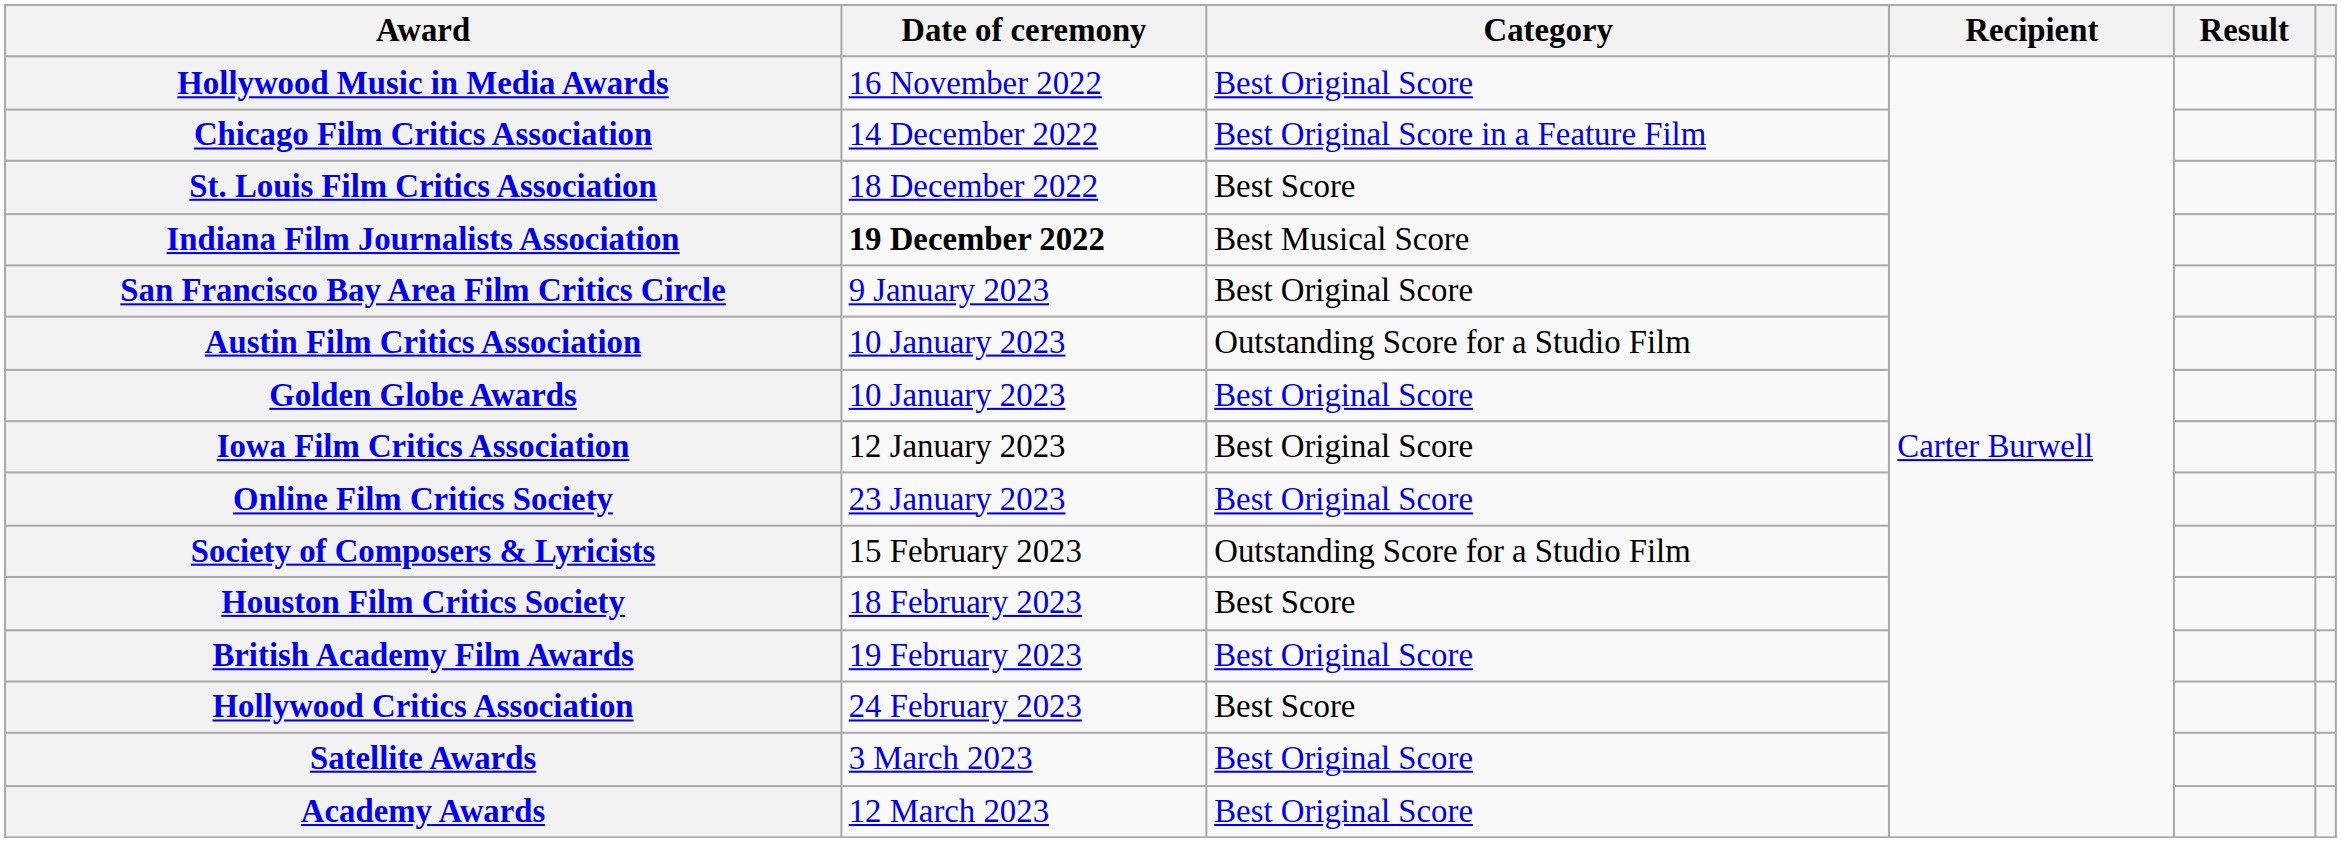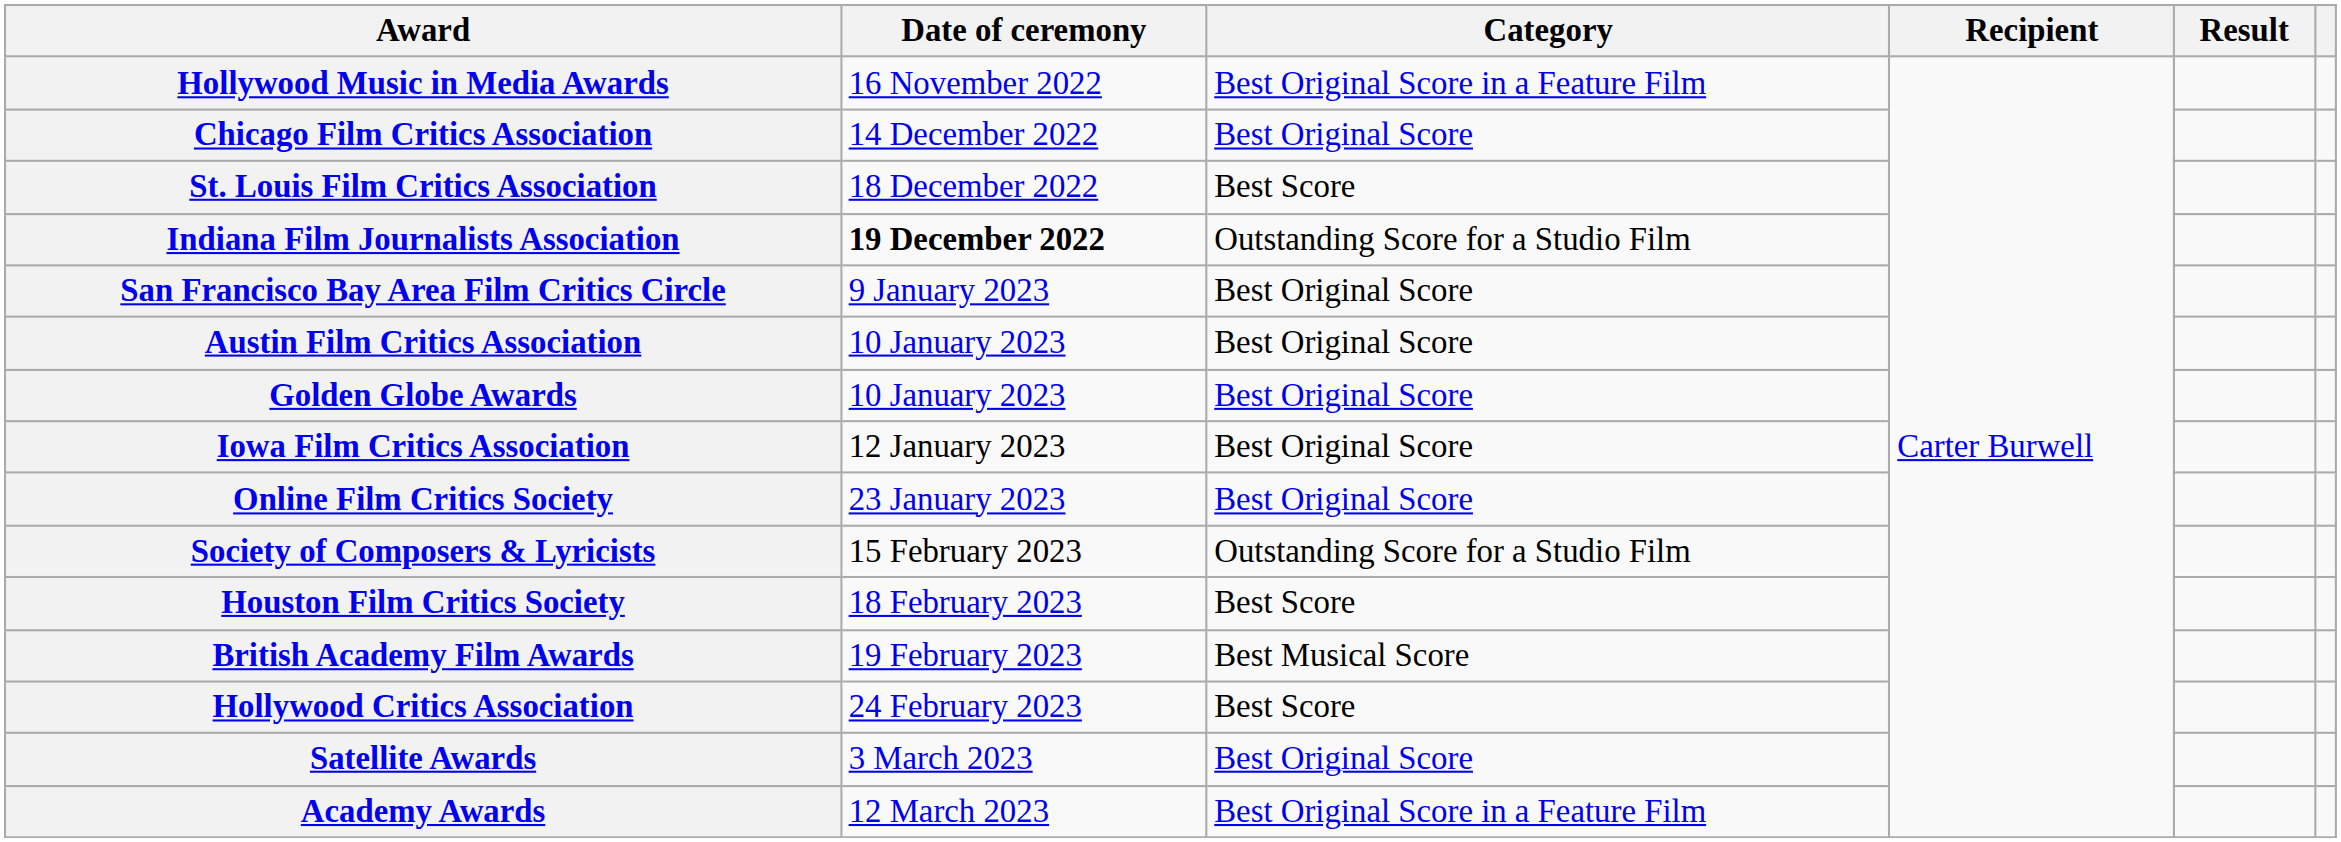(1344, 82) Best Original Score -> (1460, 82) Best Original Score in a Feature Film
(1460, 134) Best Original Score in a Feature Film -> (1344, 134) Best Original Score
(1342, 238) Best Musical Score -> (1452, 238) Outstanding Score for a Studio Film
(1452, 342) Outstanding Score for a Studio Film -> (1344, 342) Best Original Score
(1344, 654) Best Original Score -> (1342, 654) Best Musical Score
(1344, 810) Best Original Score -> (1460, 810) Best Original Score in a Feature Film
